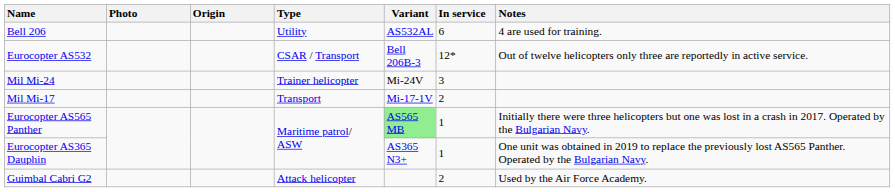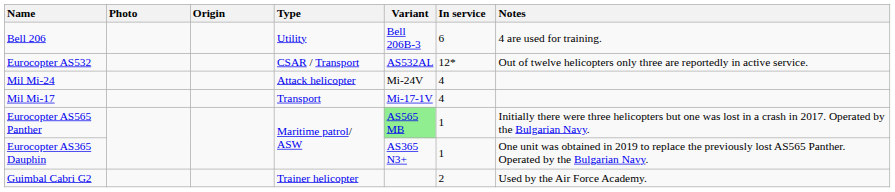(410, 31) AS532AL -> (404, 37) Bell 206B-3
(404, 55) Bell 206B-3 -> (410, 62) AS532AL
(318, 80) Trainer helicopter -> (316, 80) Attack helicopter
(441, 80) 3 -> (441, 80) 4
(441, 98) 2 -> (441, 98) 4
(316, 177) Attack helicopter -> (318, 177) Trainer helicopter
